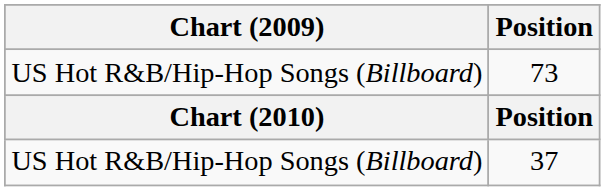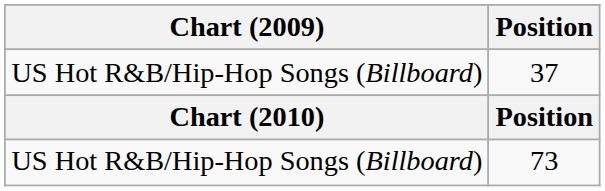rows swapped: (544, 161) <-> (544, 71)
